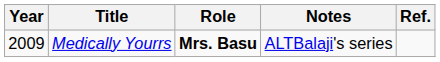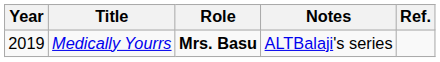(26, 43) 2009 -> (26, 43) 2019
